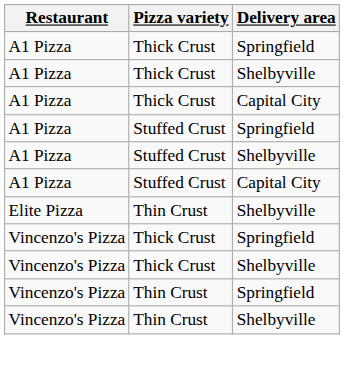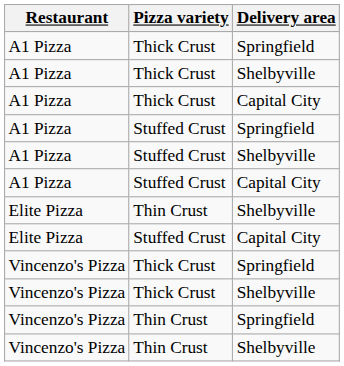+ row: (46, 237)
